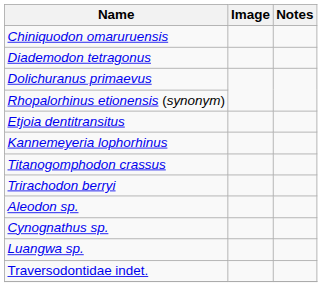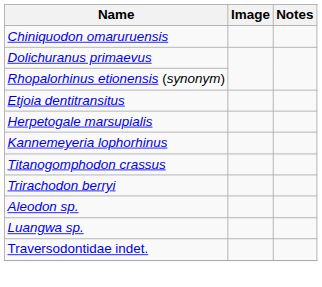- row: (79, 57)
+ row: (80, 121)
- row: (58, 228)
